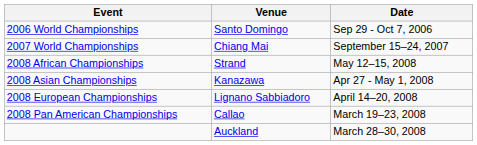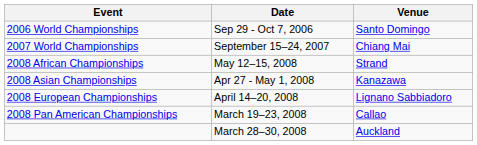columns swapped: (402, 13) <-> (271, 13)
